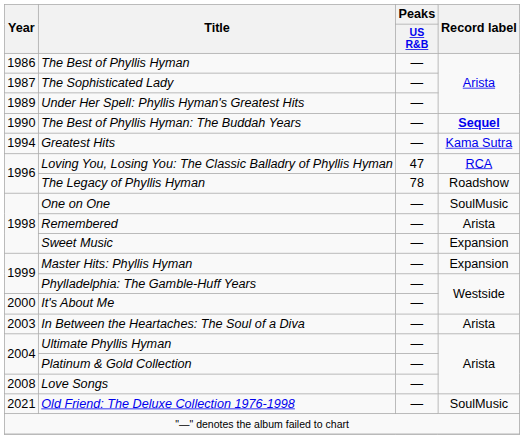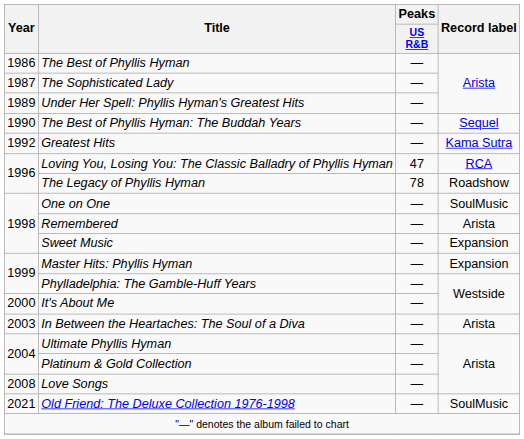(479, 123) bold -> (479, 123) normal
(21, 143) 1994 -> (21, 143) 1992
